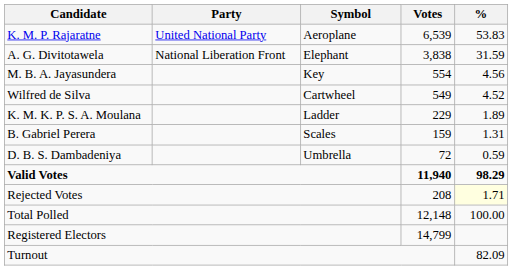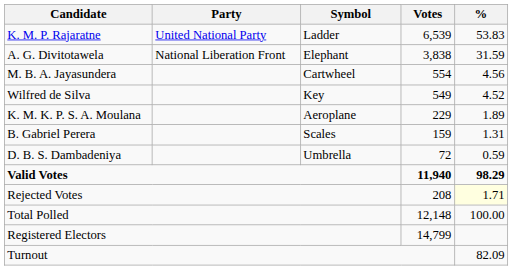(330, 34) Aeroplane -> (321, 34) Ladder
(314, 74) Key -> (329, 74) Cartwheel
(329, 94) Cartwheel -> (314, 94) Key
(321, 114) Ladder -> (330, 114) Aeroplane
